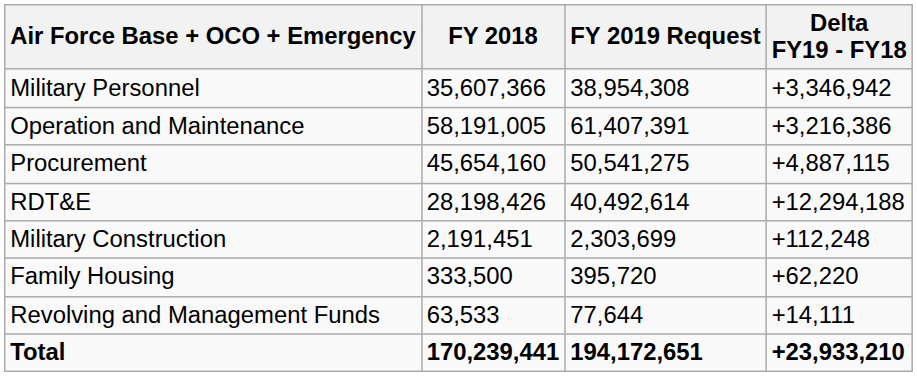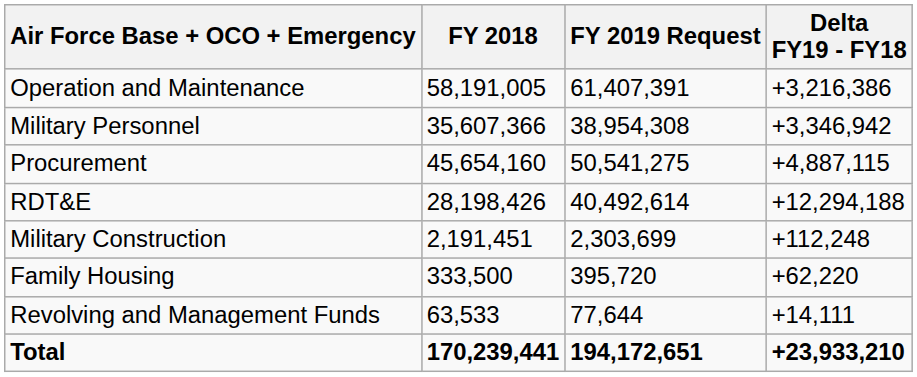rows swapped: (105, 88) <-> (157, 125)
